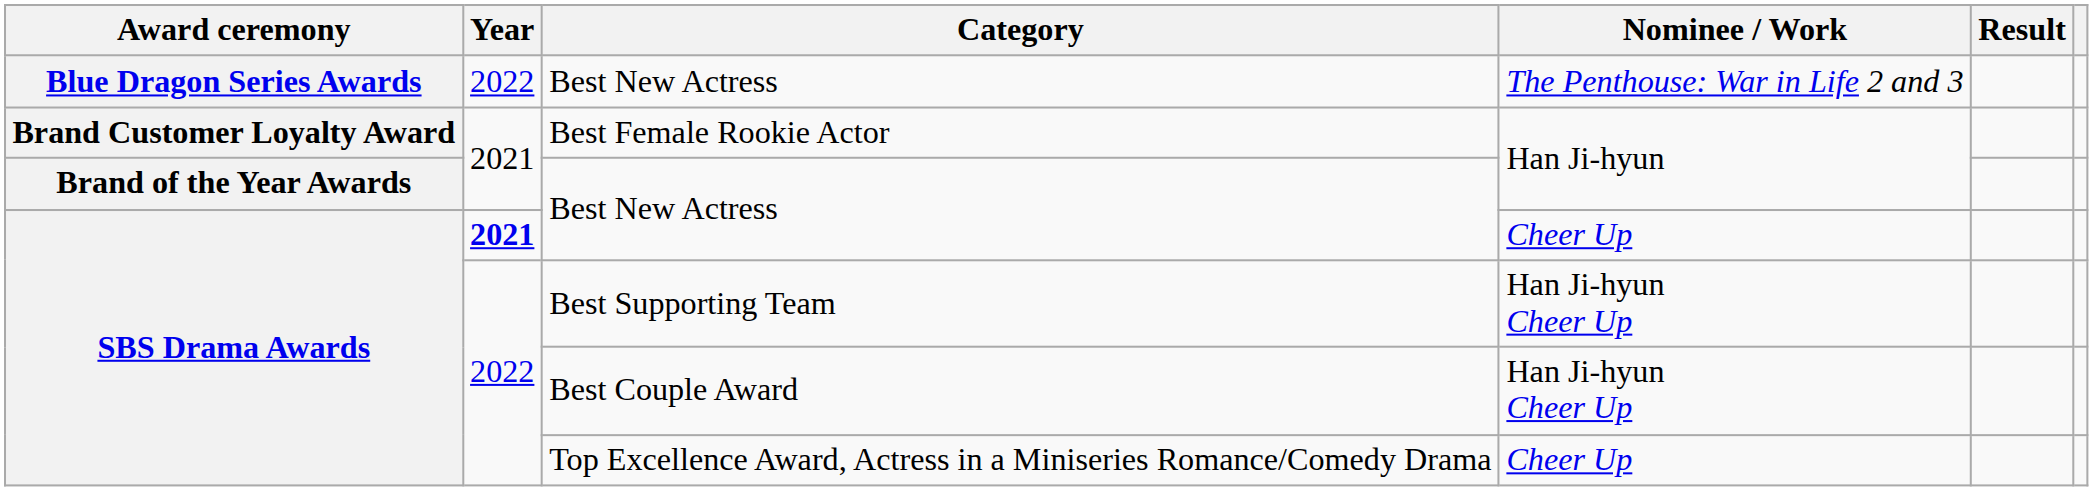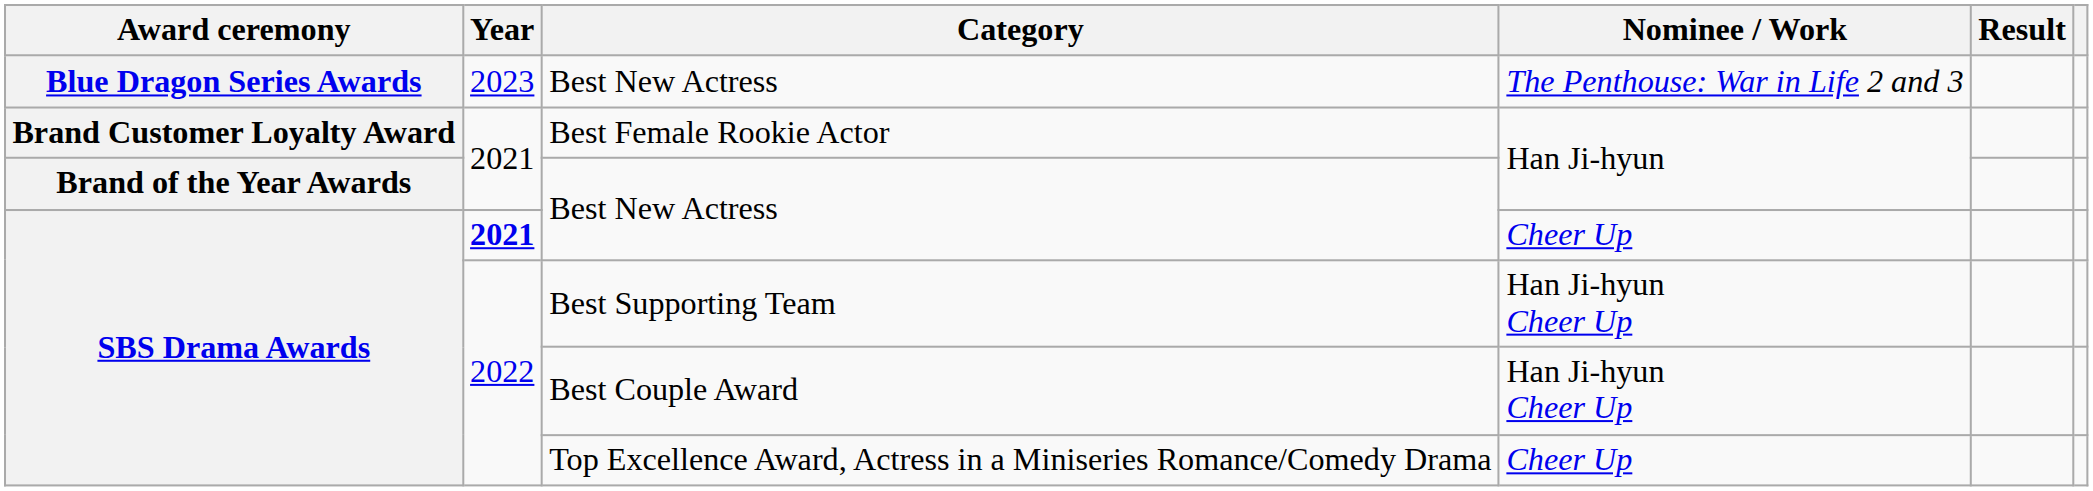(502, 81) 2022 -> (502, 81) 2023
